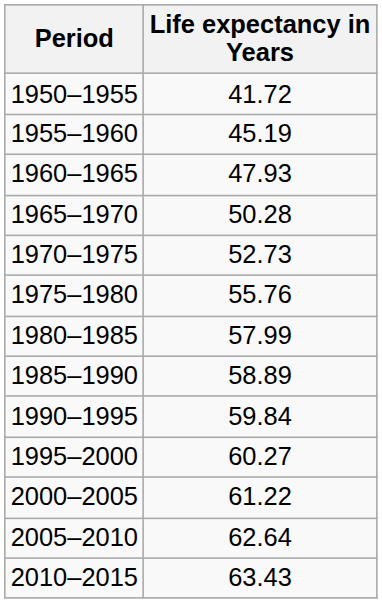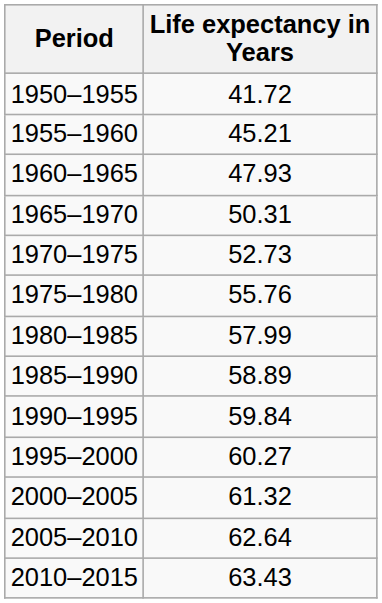(260, 133) 45.19 -> (260, 133) 45.21
(260, 214) 50.28 -> (260, 214) 50.31
(260, 497) 61.22 -> (260, 497) 61.32
